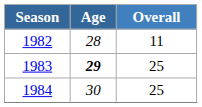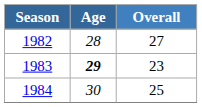(157, 41) 11 -> (157, 41) 27
(157, 66) 25 -> (157, 66) 23
